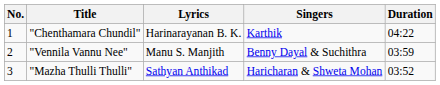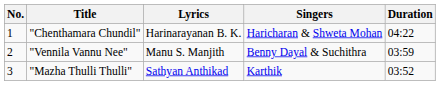(264, 33) Karthik -> (315, 33) Haricharan & Shweta Mohan
(315, 71) Haricharan & Shweta Mohan -> (264, 71) Karthik
